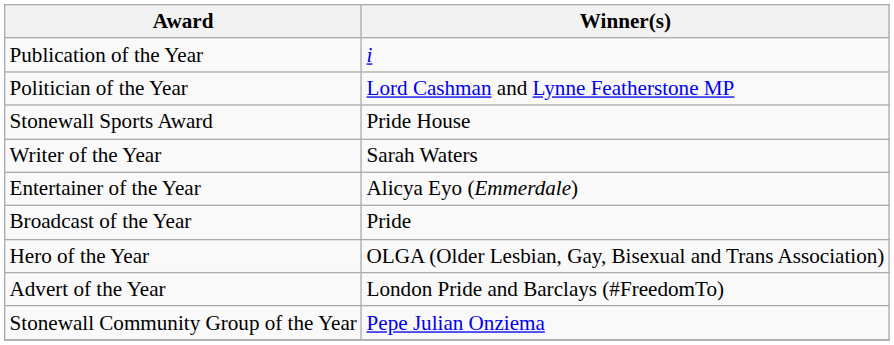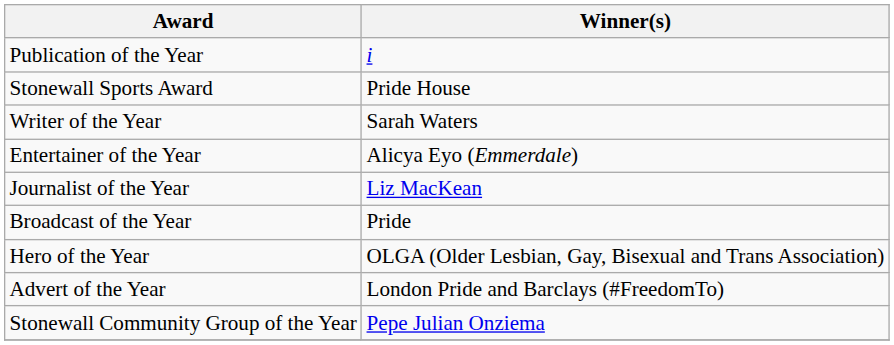- row: (99, 88)
+ row: (99, 188)
